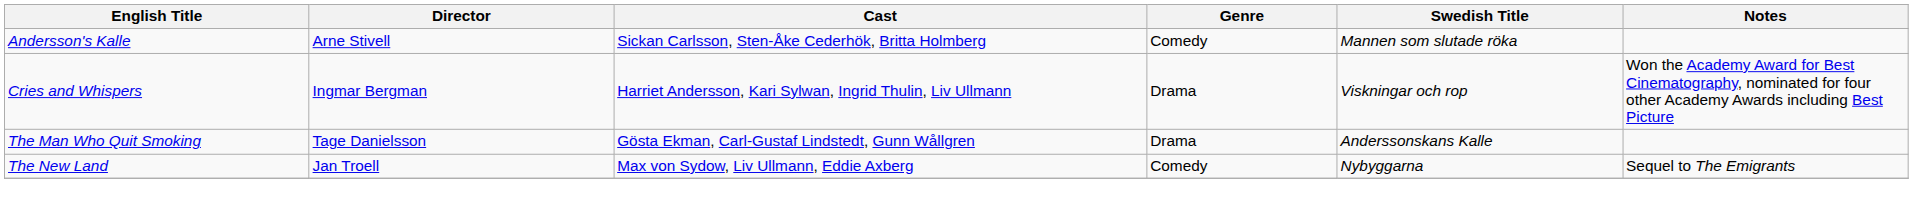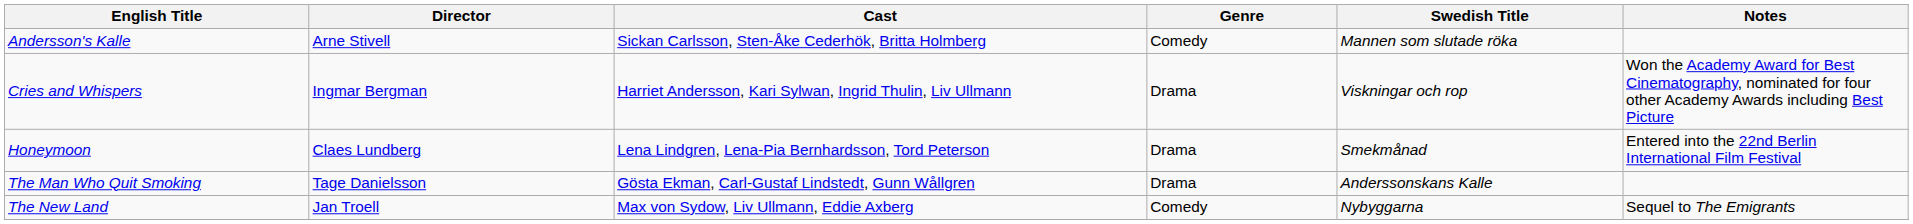+ row: (49, 150)
